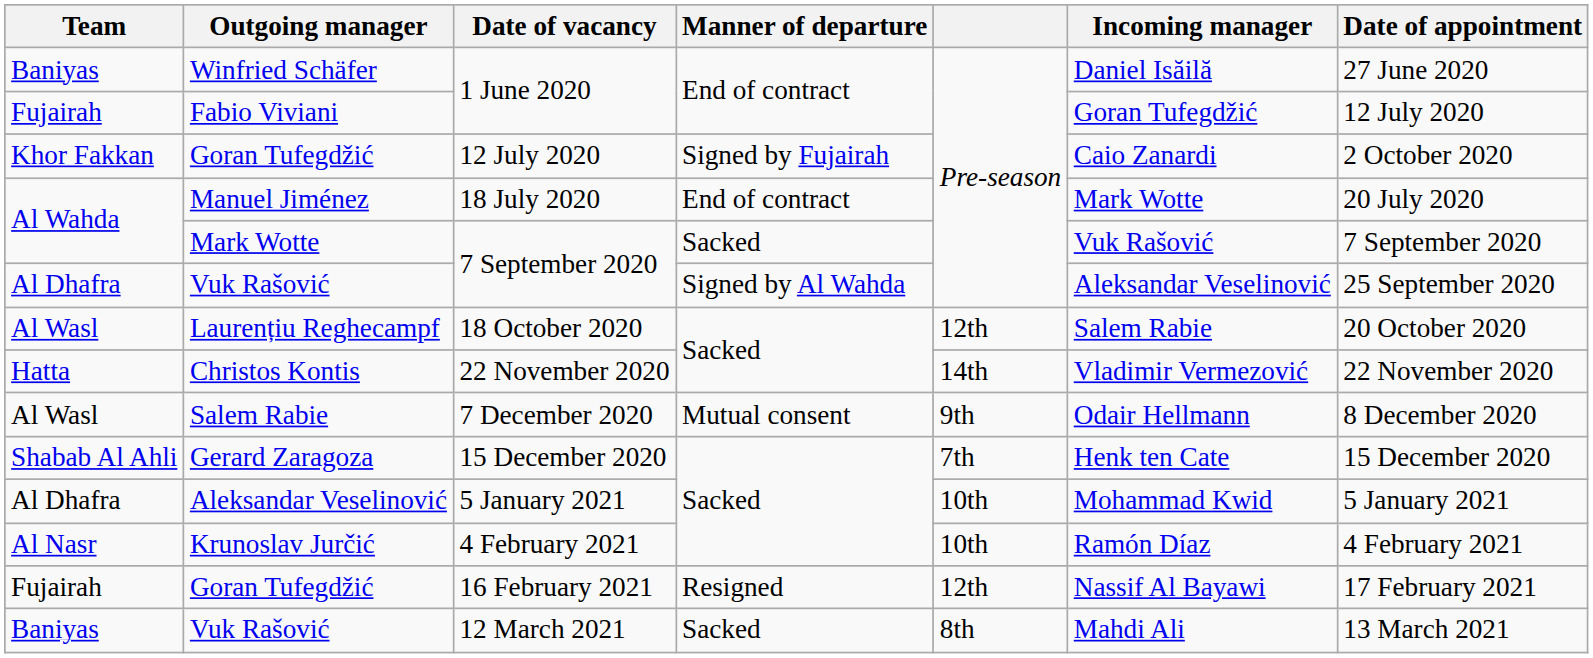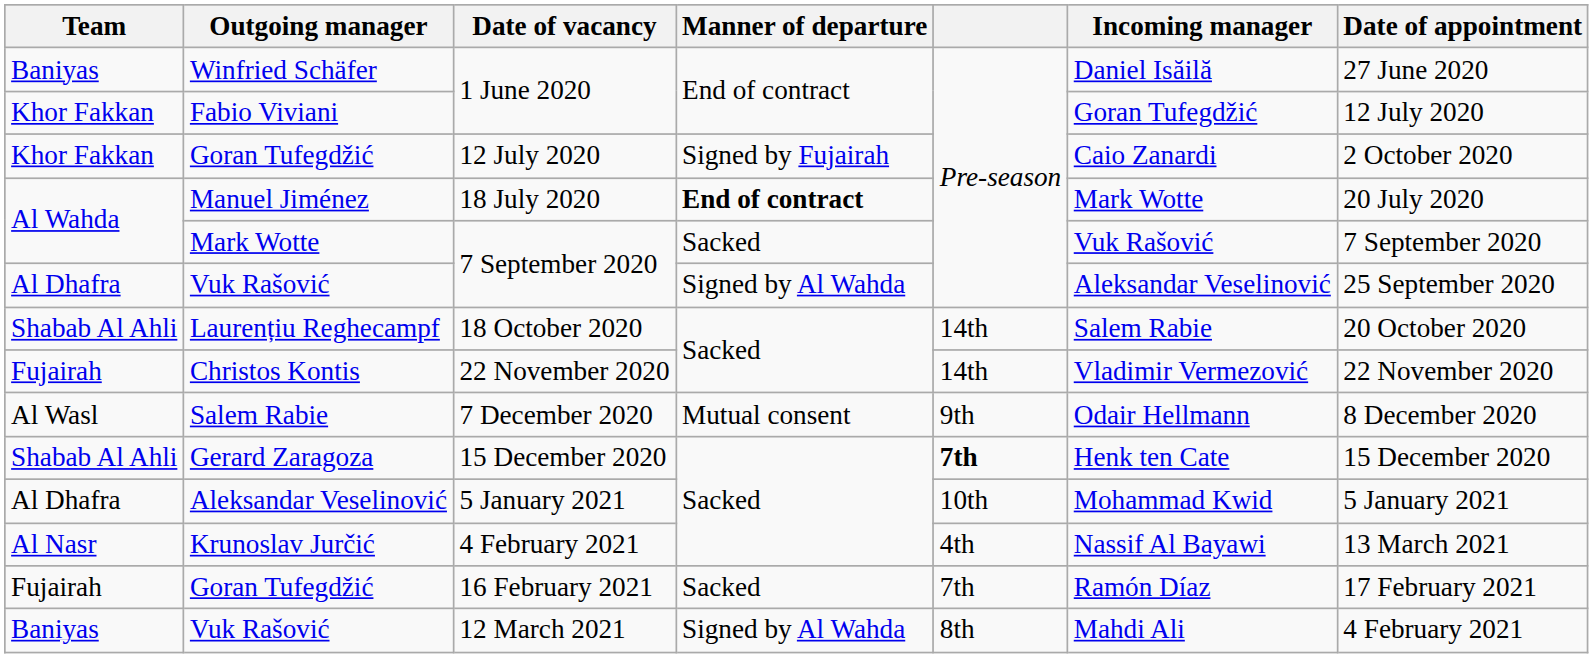(56, 112) Fujairah -> (83, 112) Khor Fakkan
(766, 198) normal -> (773, 198) bold
(55, 328) Al Wasl -> (94, 328) Shabab Al Ahli
(964, 328) 12th -> (964, 328) 14th
(41, 371) Hatta -> (56, 371) Fujairah
(957, 457) normal -> (959, 457) bold
(964, 543) 10th -> (957, 543) 4th
(1142, 543) Ramón Díaz -> (1170, 543) Nassif Al Bayawi
(1433, 543) 4 February 2021 -> (1426, 543) 13 March 2021
(733, 586) Resigned -> (721, 586) Sacked
(964, 586) 12th -> (957, 586) 7th
(1170, 586) Nassif Al Bayawi -> (1142, 586) Ramón Díaz
(721, 629) Sacked -> (794, 629) Signed by Al Wahda
(1426, 629) 13 March 2021 -> (1433, 629) 4 February 2021
